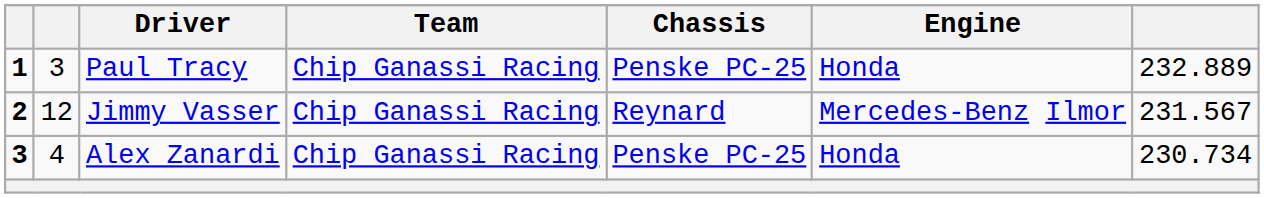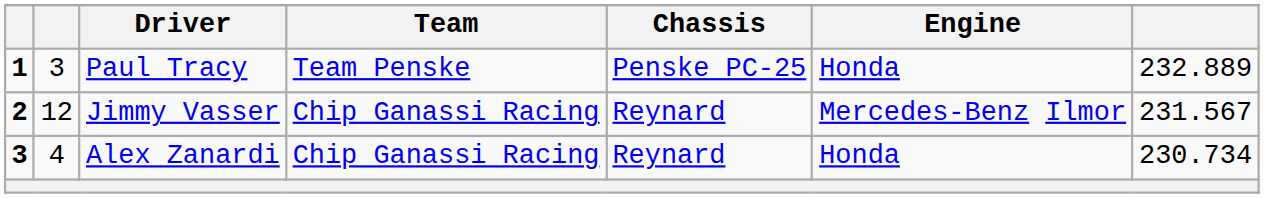(446, 71) Chip Ganassi Racing -> (381, 71) Team Penske
(709, 158) Penske PC-25 -> (669, 158) Reynard
